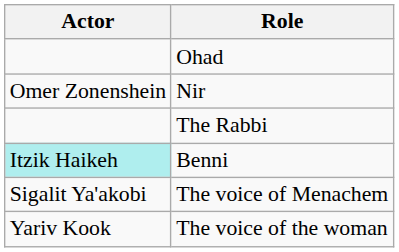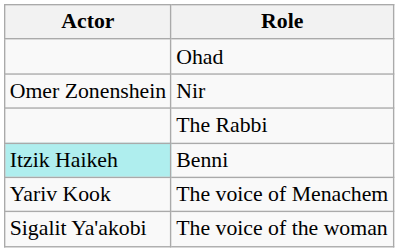(78, 194) Sigalit Ya'akobi -> (60, 194) Yariv Kook
(60, 228) Yariv Kook -> (78, 228) Sigalit Ya'akobi
